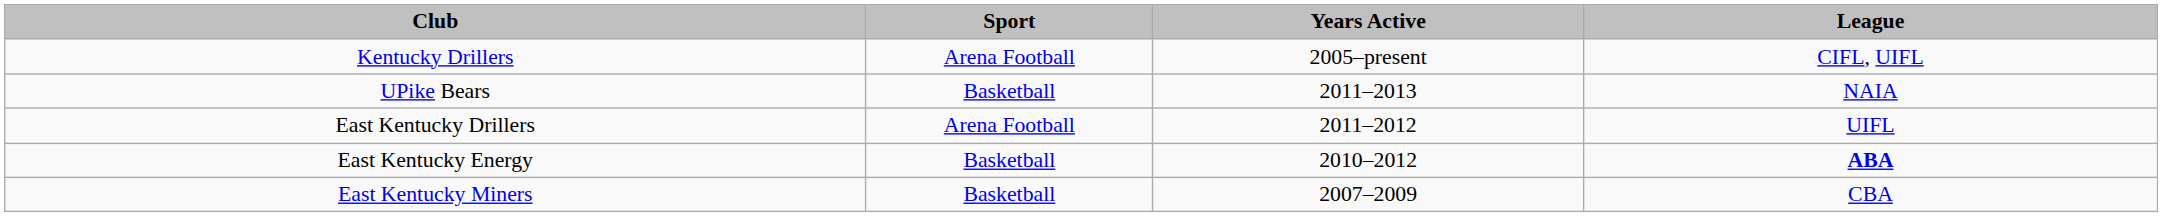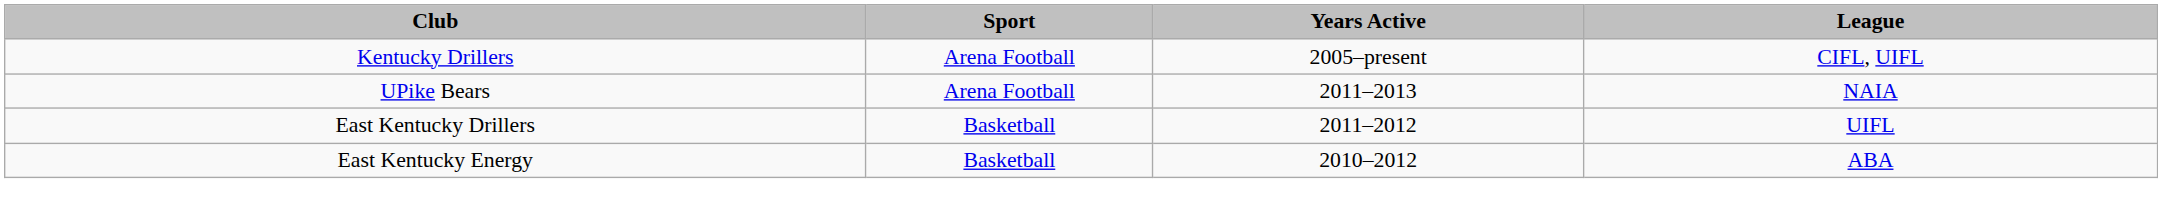(1009, 90) Basketball -> (1009, 90) Arena Football
(1009, 125) Arena Football -> (1009, 125) Basketball
(1870, 159) bold -> (1870, 159) normal
- row: (435, 194)
